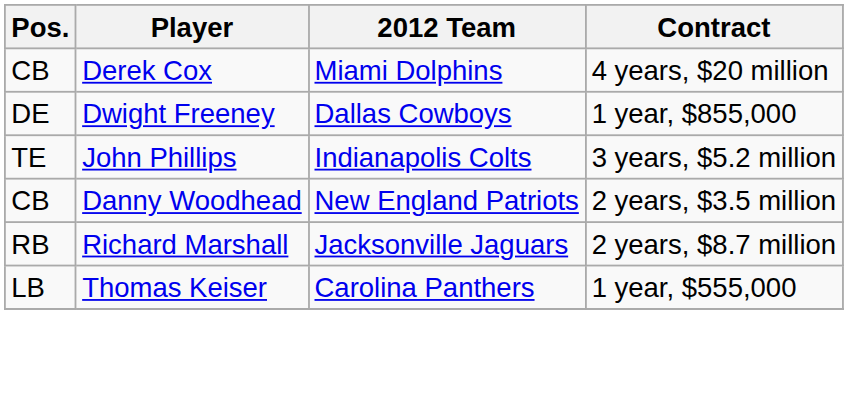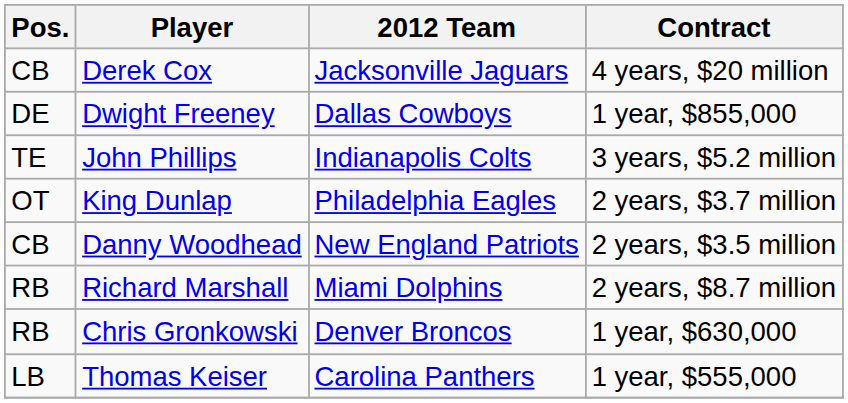(408, 70) Miami Dolphins -> (441, 70) Jacksonville Jaguars
+ row: (157, 201)
(441, 245) Jacksonville Jaguars -> (408, 288) Miami Dolphins
+ row: (190, 332)
